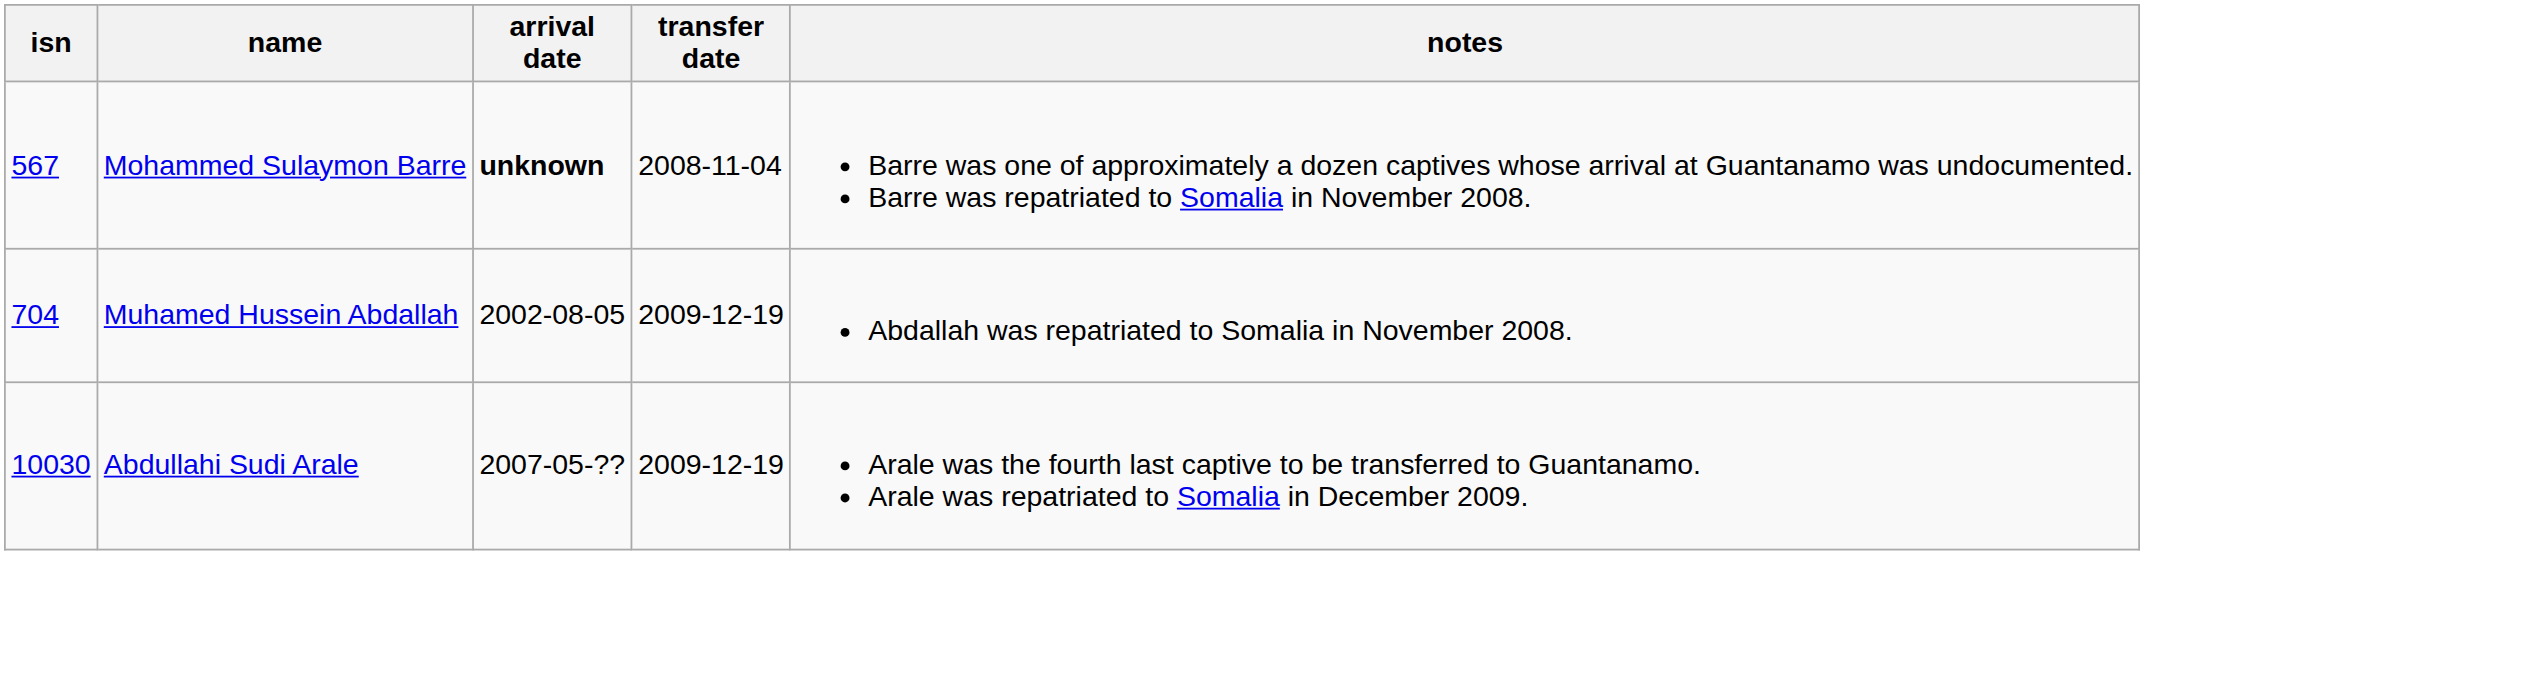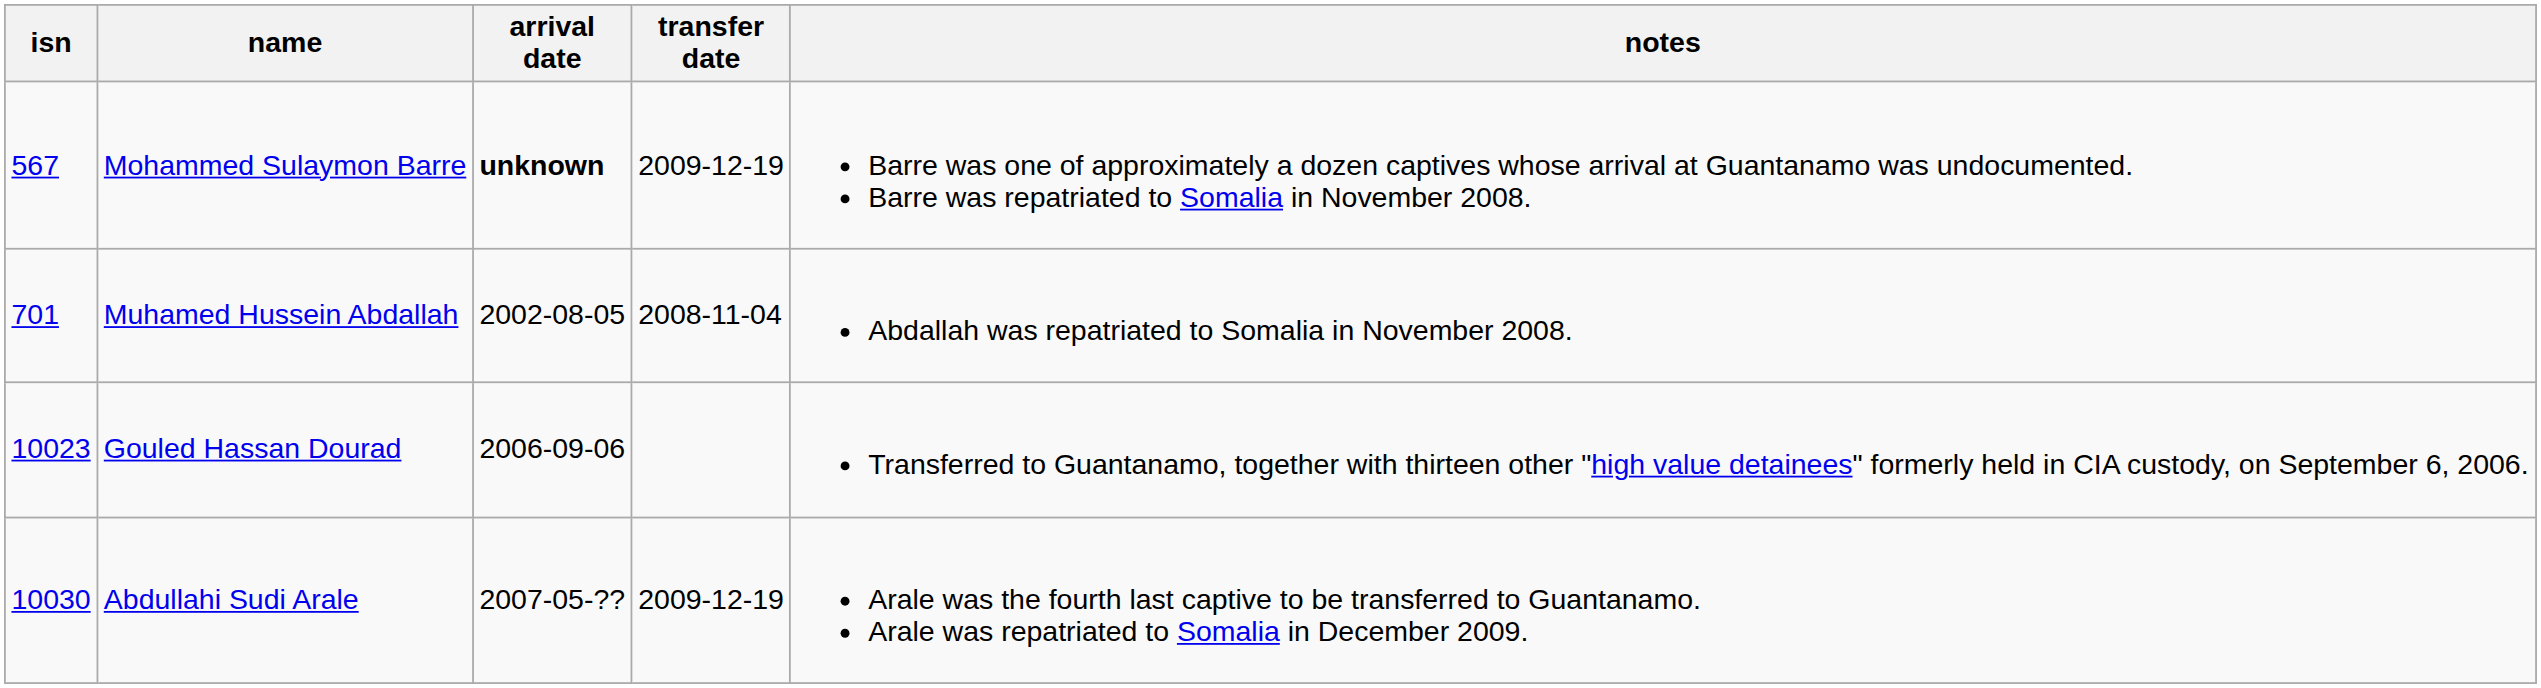(710, 164) 2008-11-04 -> (711, 164) 2009-12-19
(35, 314) 704 -> (35, 314) 701
(711, 314) 2009-12-19 -> (710, 314) 2008-11-04
+ row: (253, 449)
